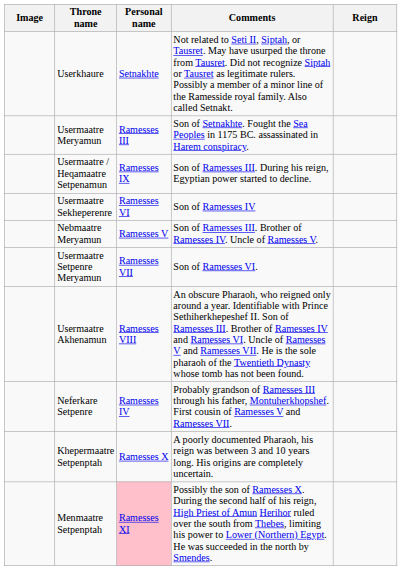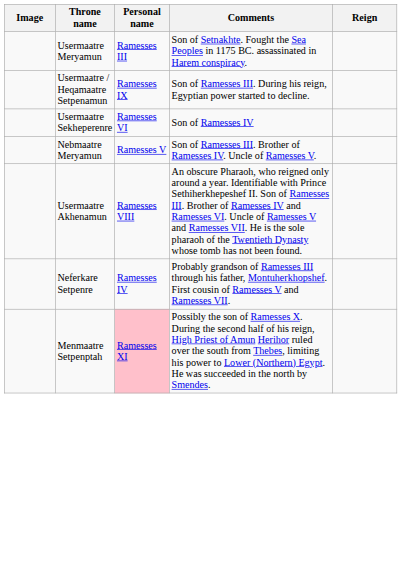- row: (80, 73)
- row: (80, 267)
- row: (86, 456)
